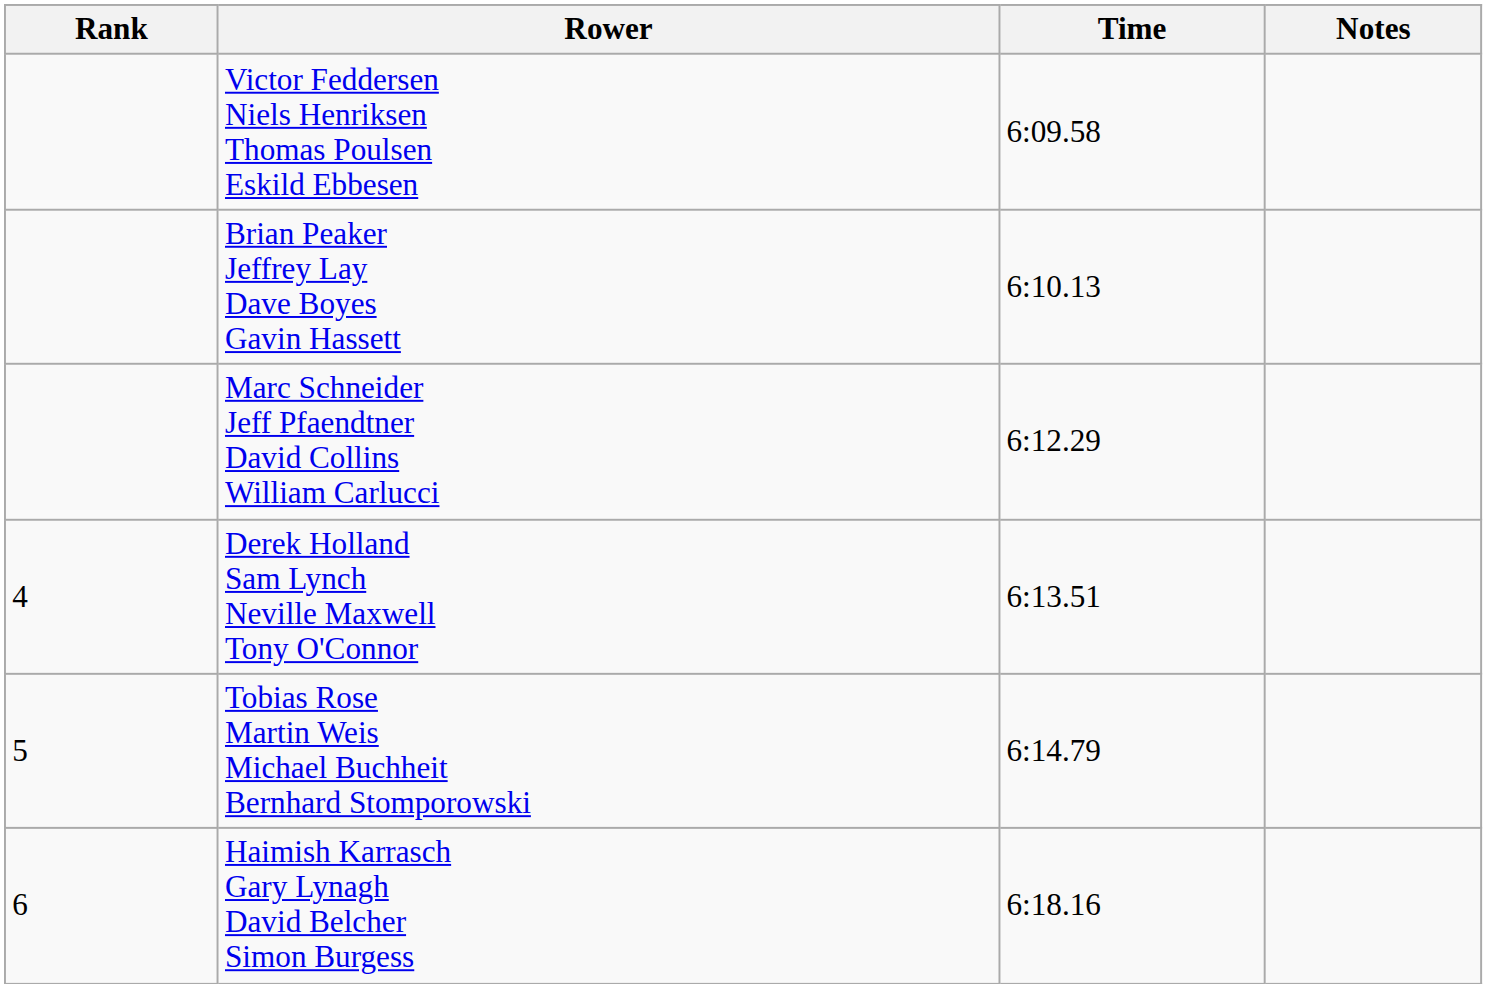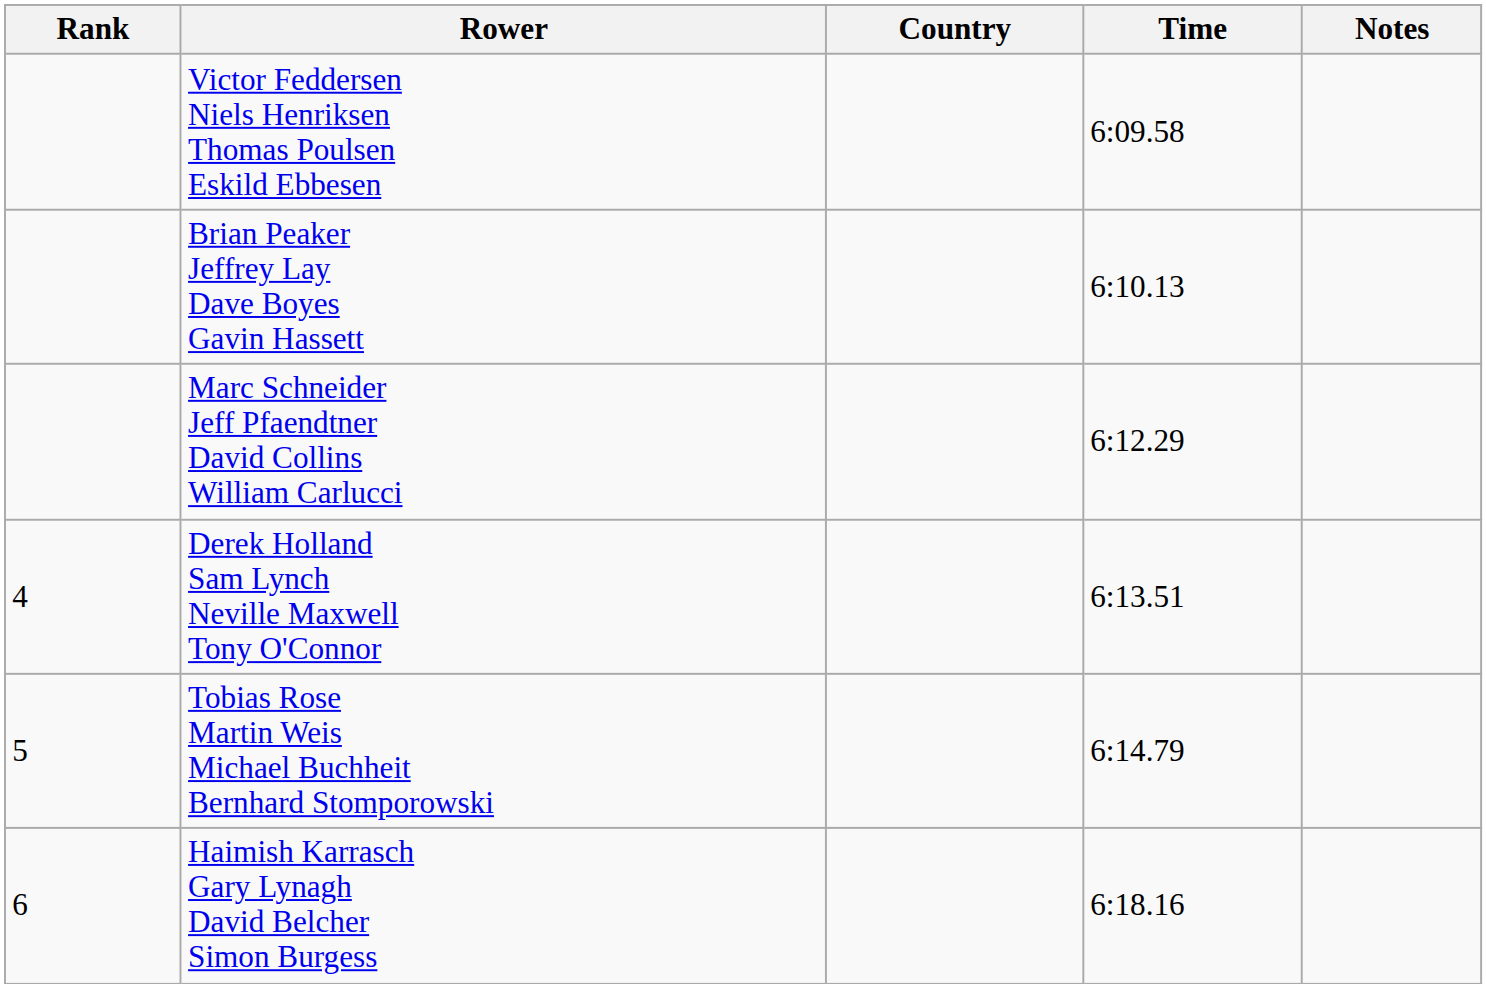+ column: (955, 29)
